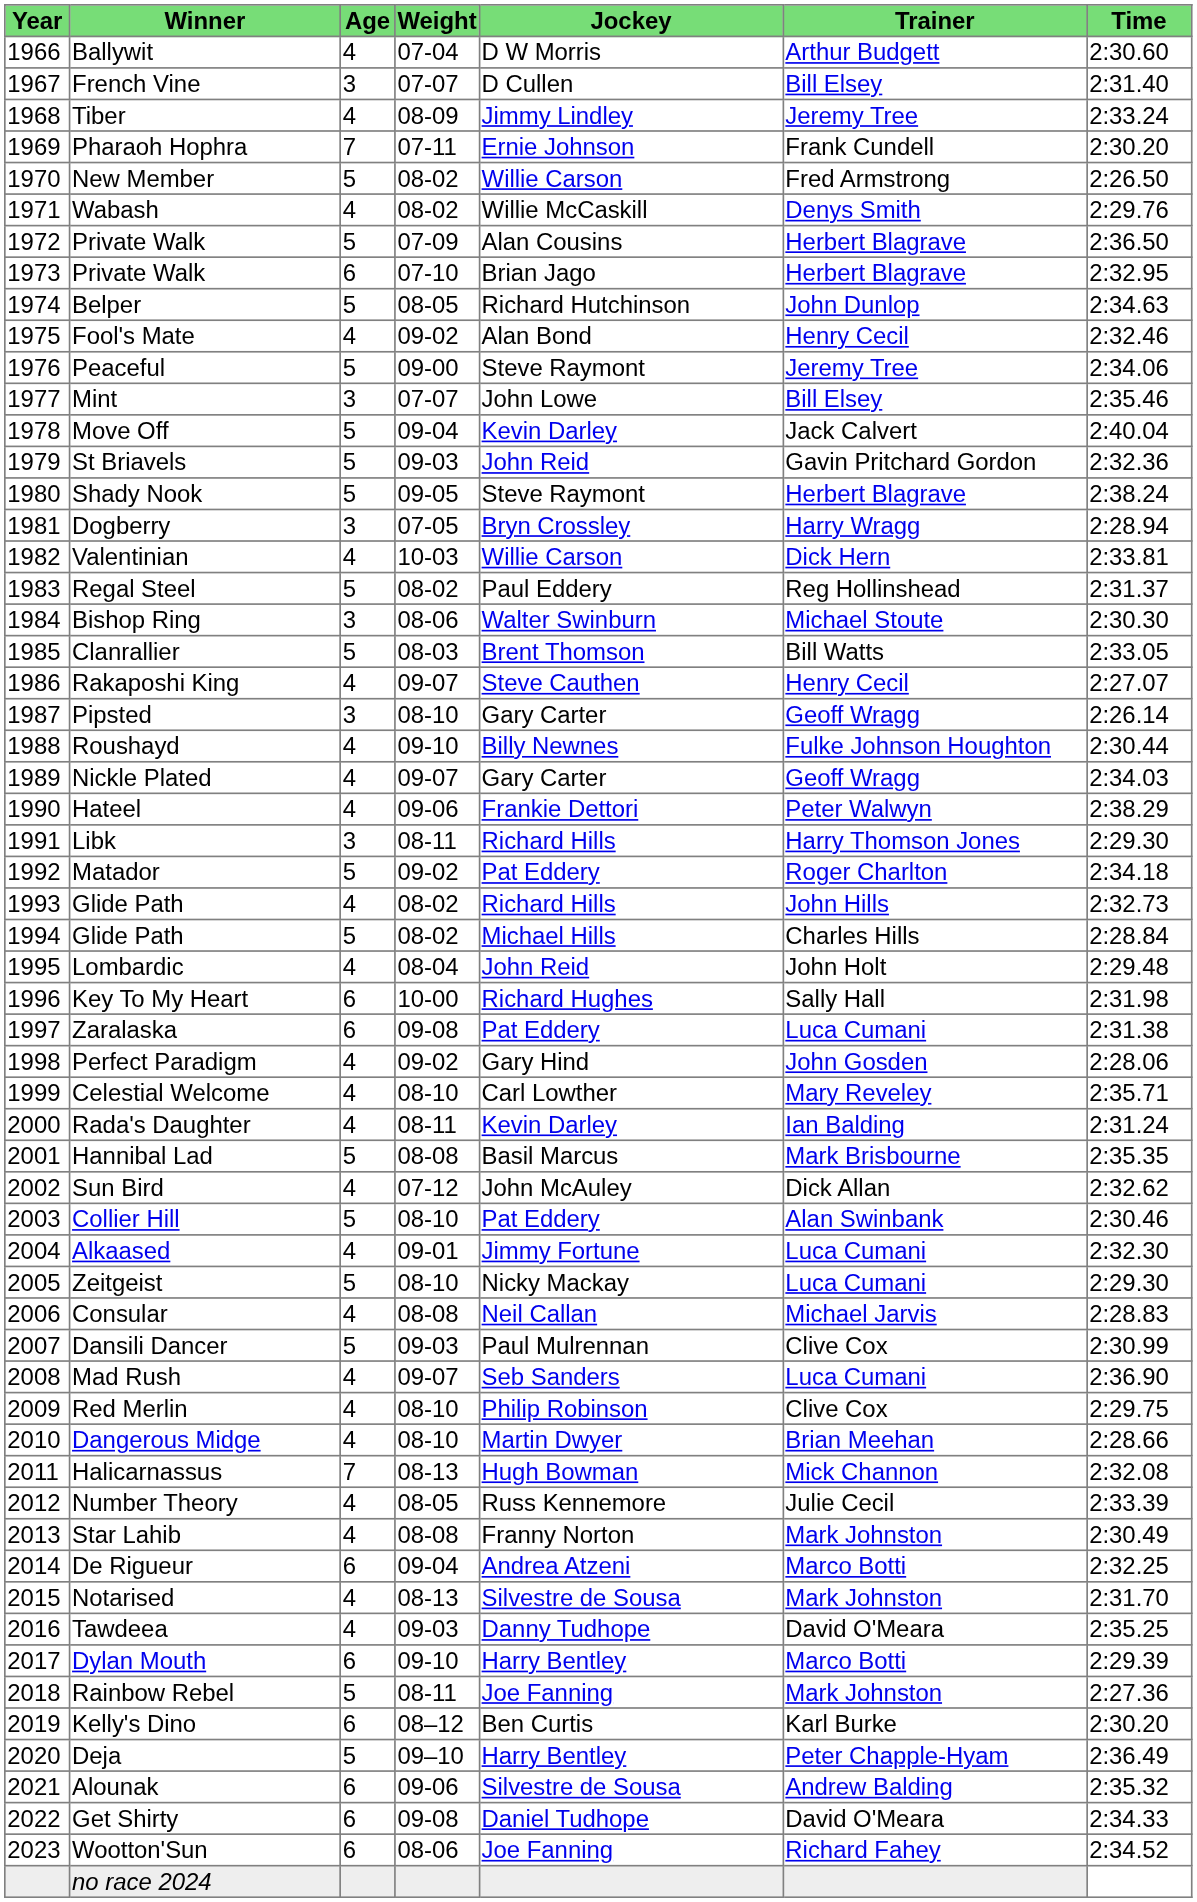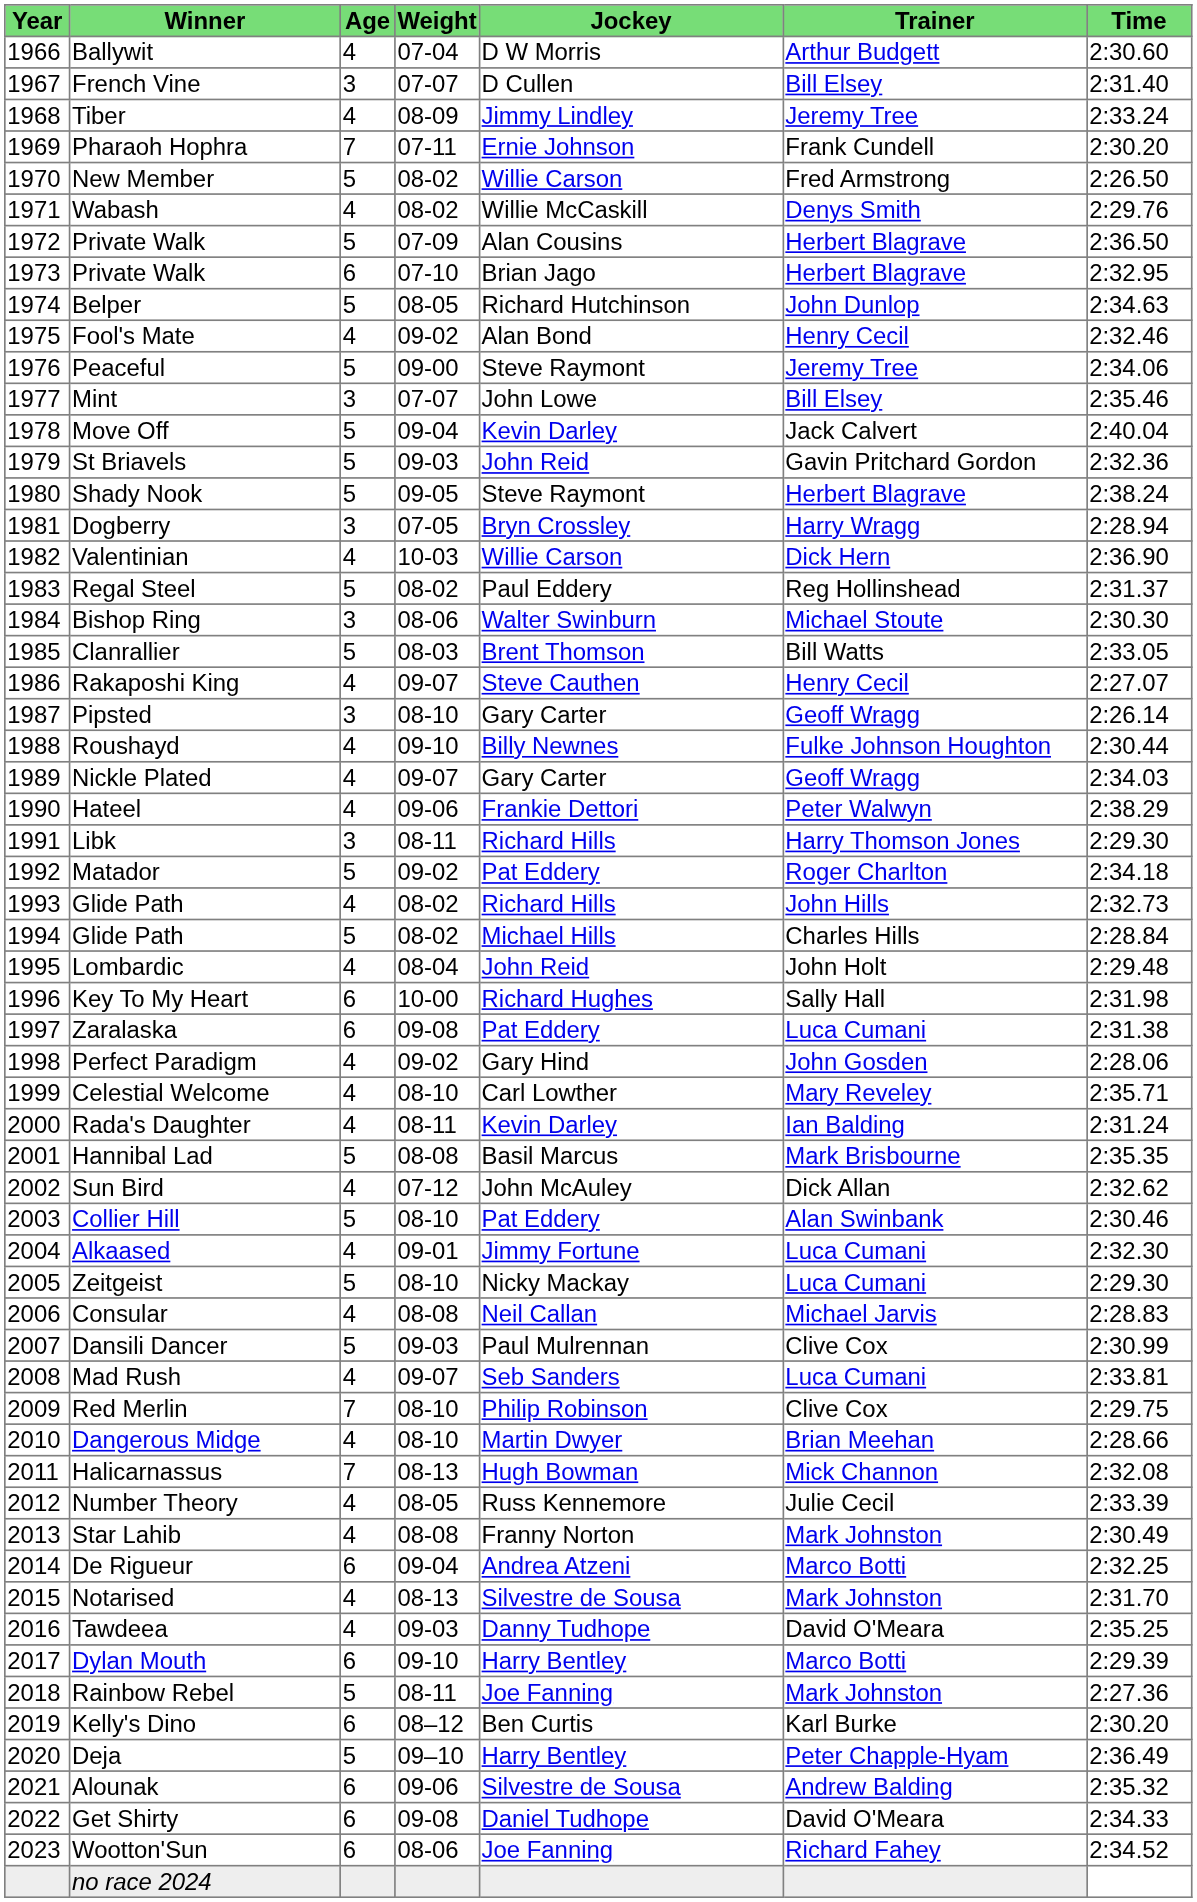(1129, 557) 2:33.81 -> (1129, 557) 2:36.90
(1129, 1377) 2:36.90 -> (1129, 1377) 2:33.81
(349, 1408) 4 -> (349, 1408) 7
